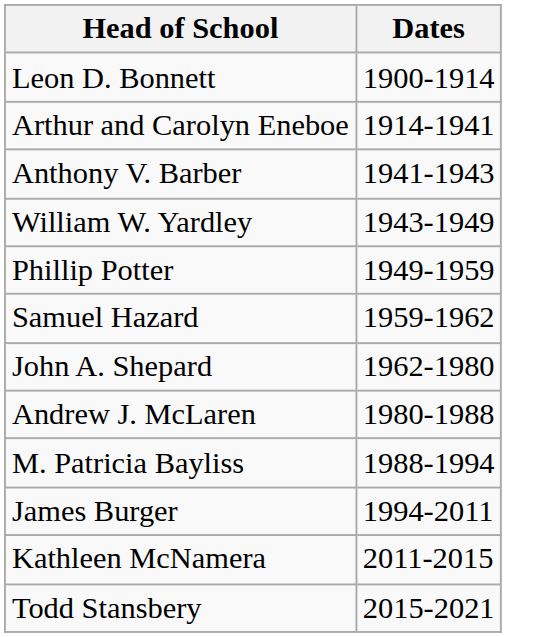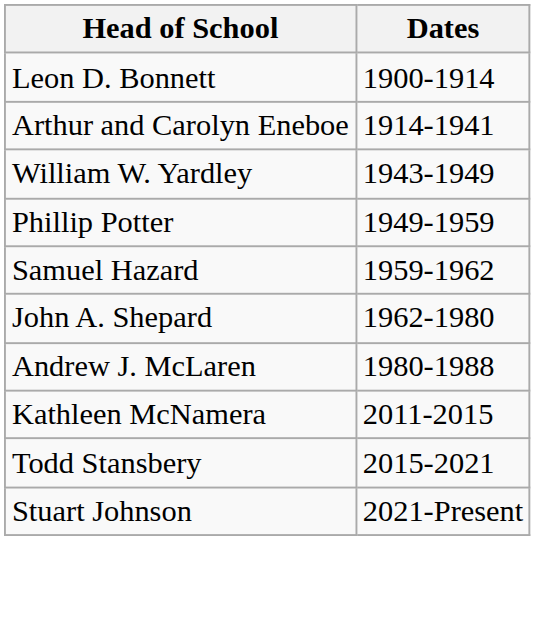- row: (127, 173)
- row: (128, 462)
- row: (95, 510)
+ row: (102, 510)
